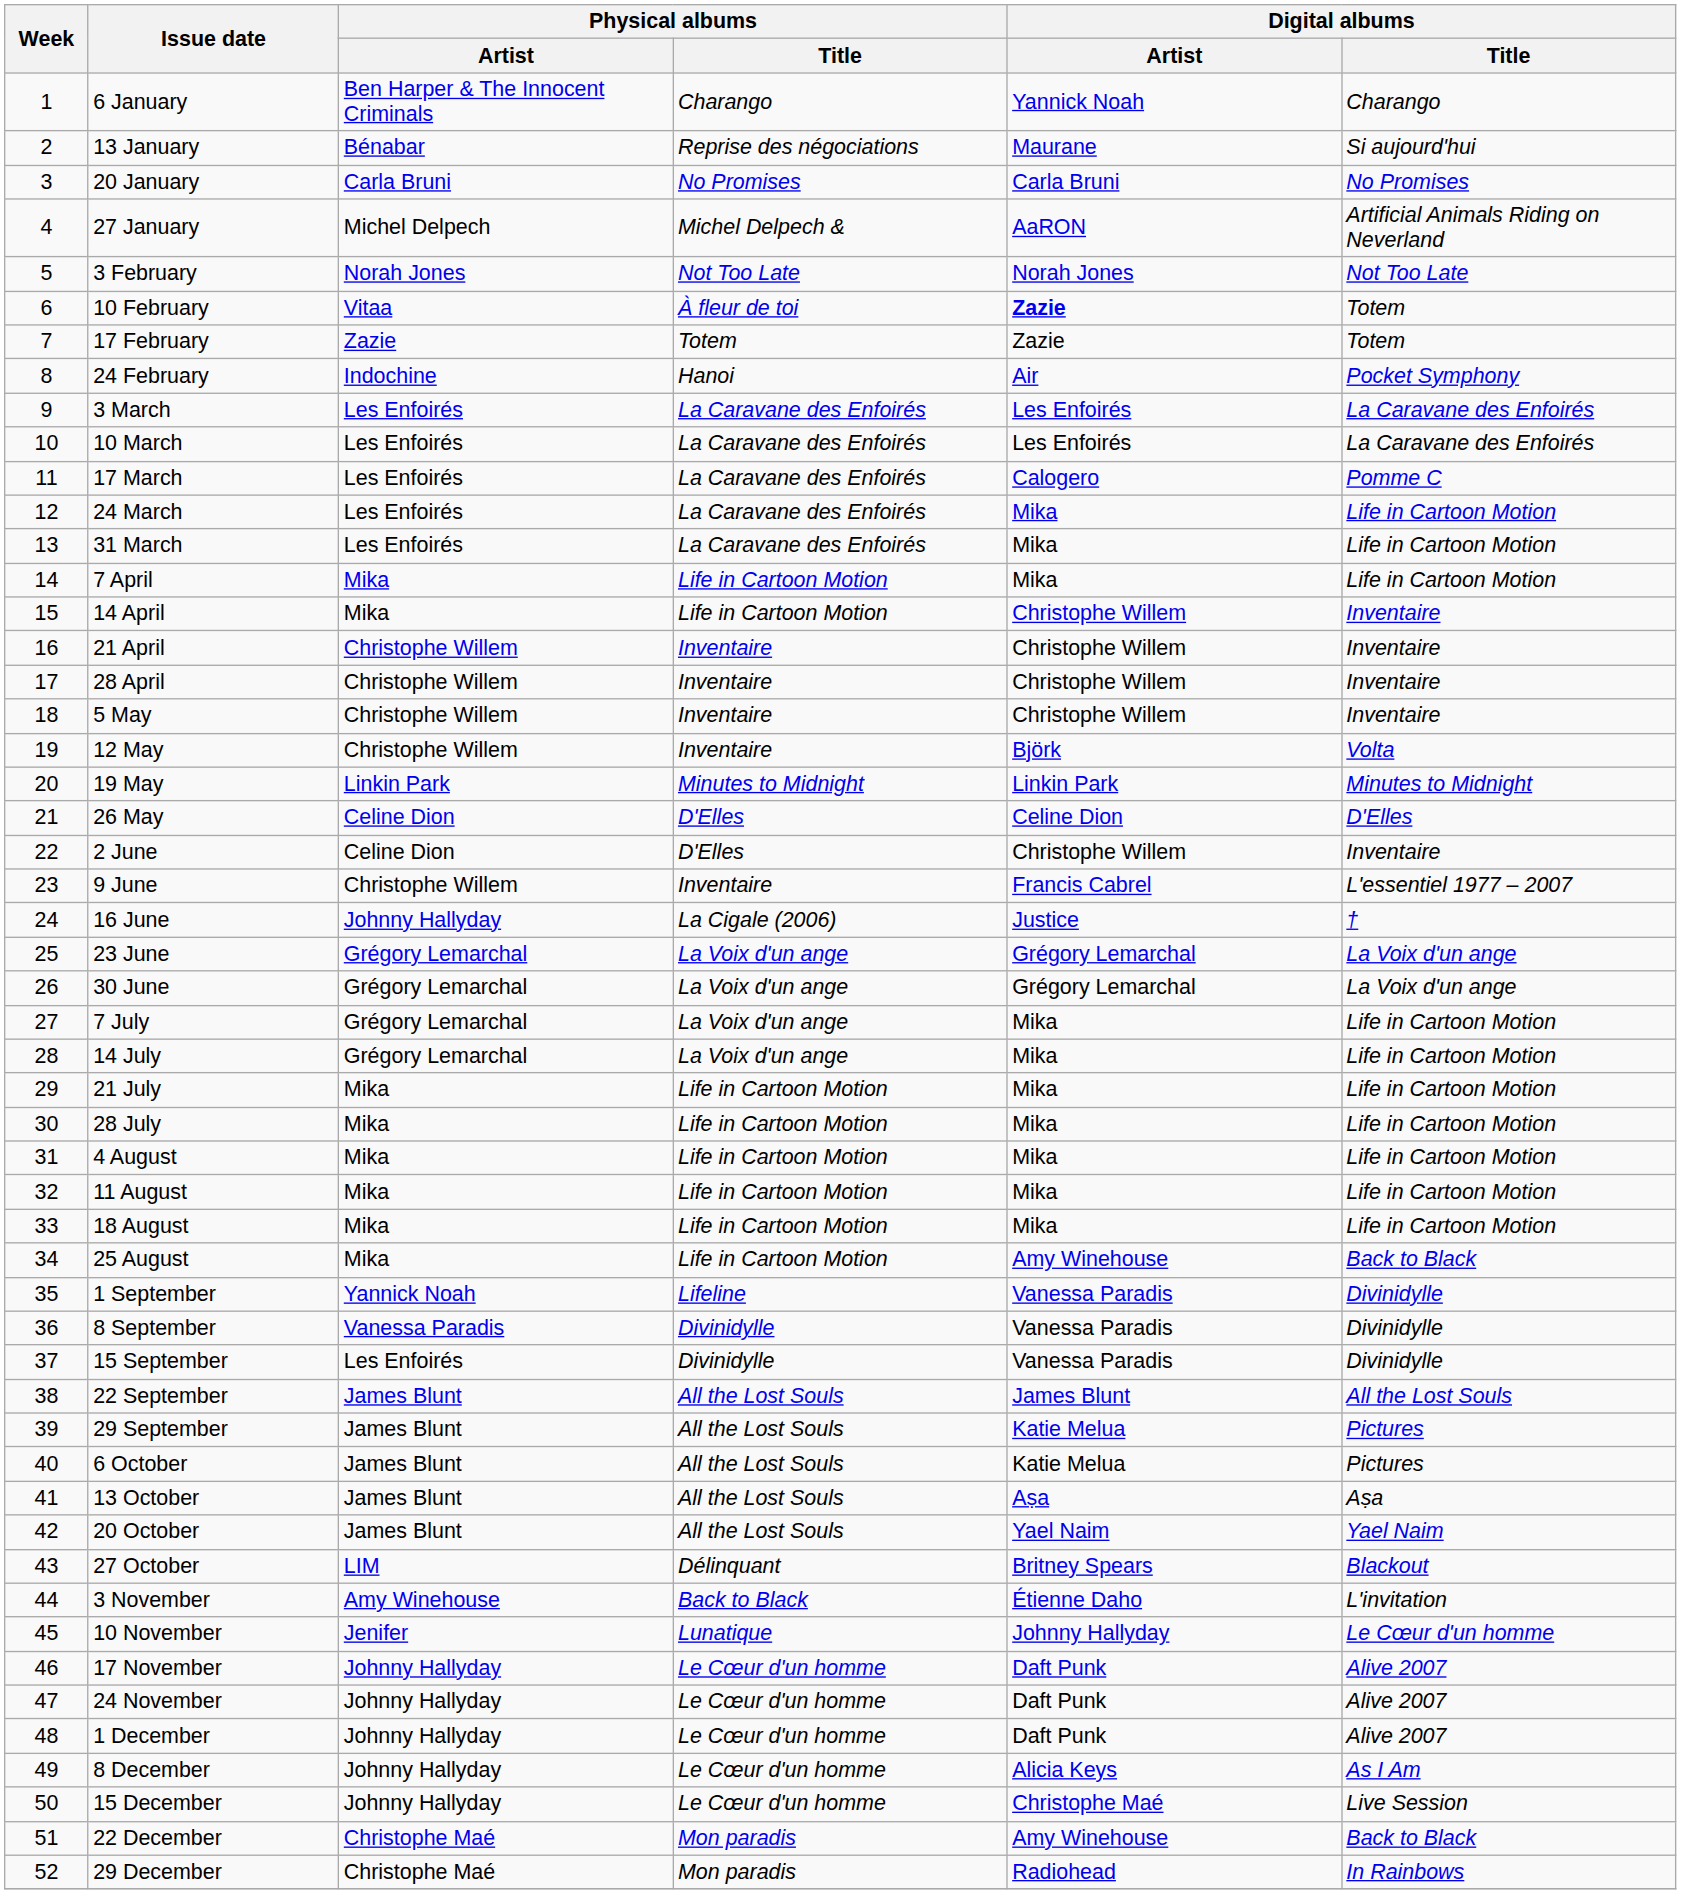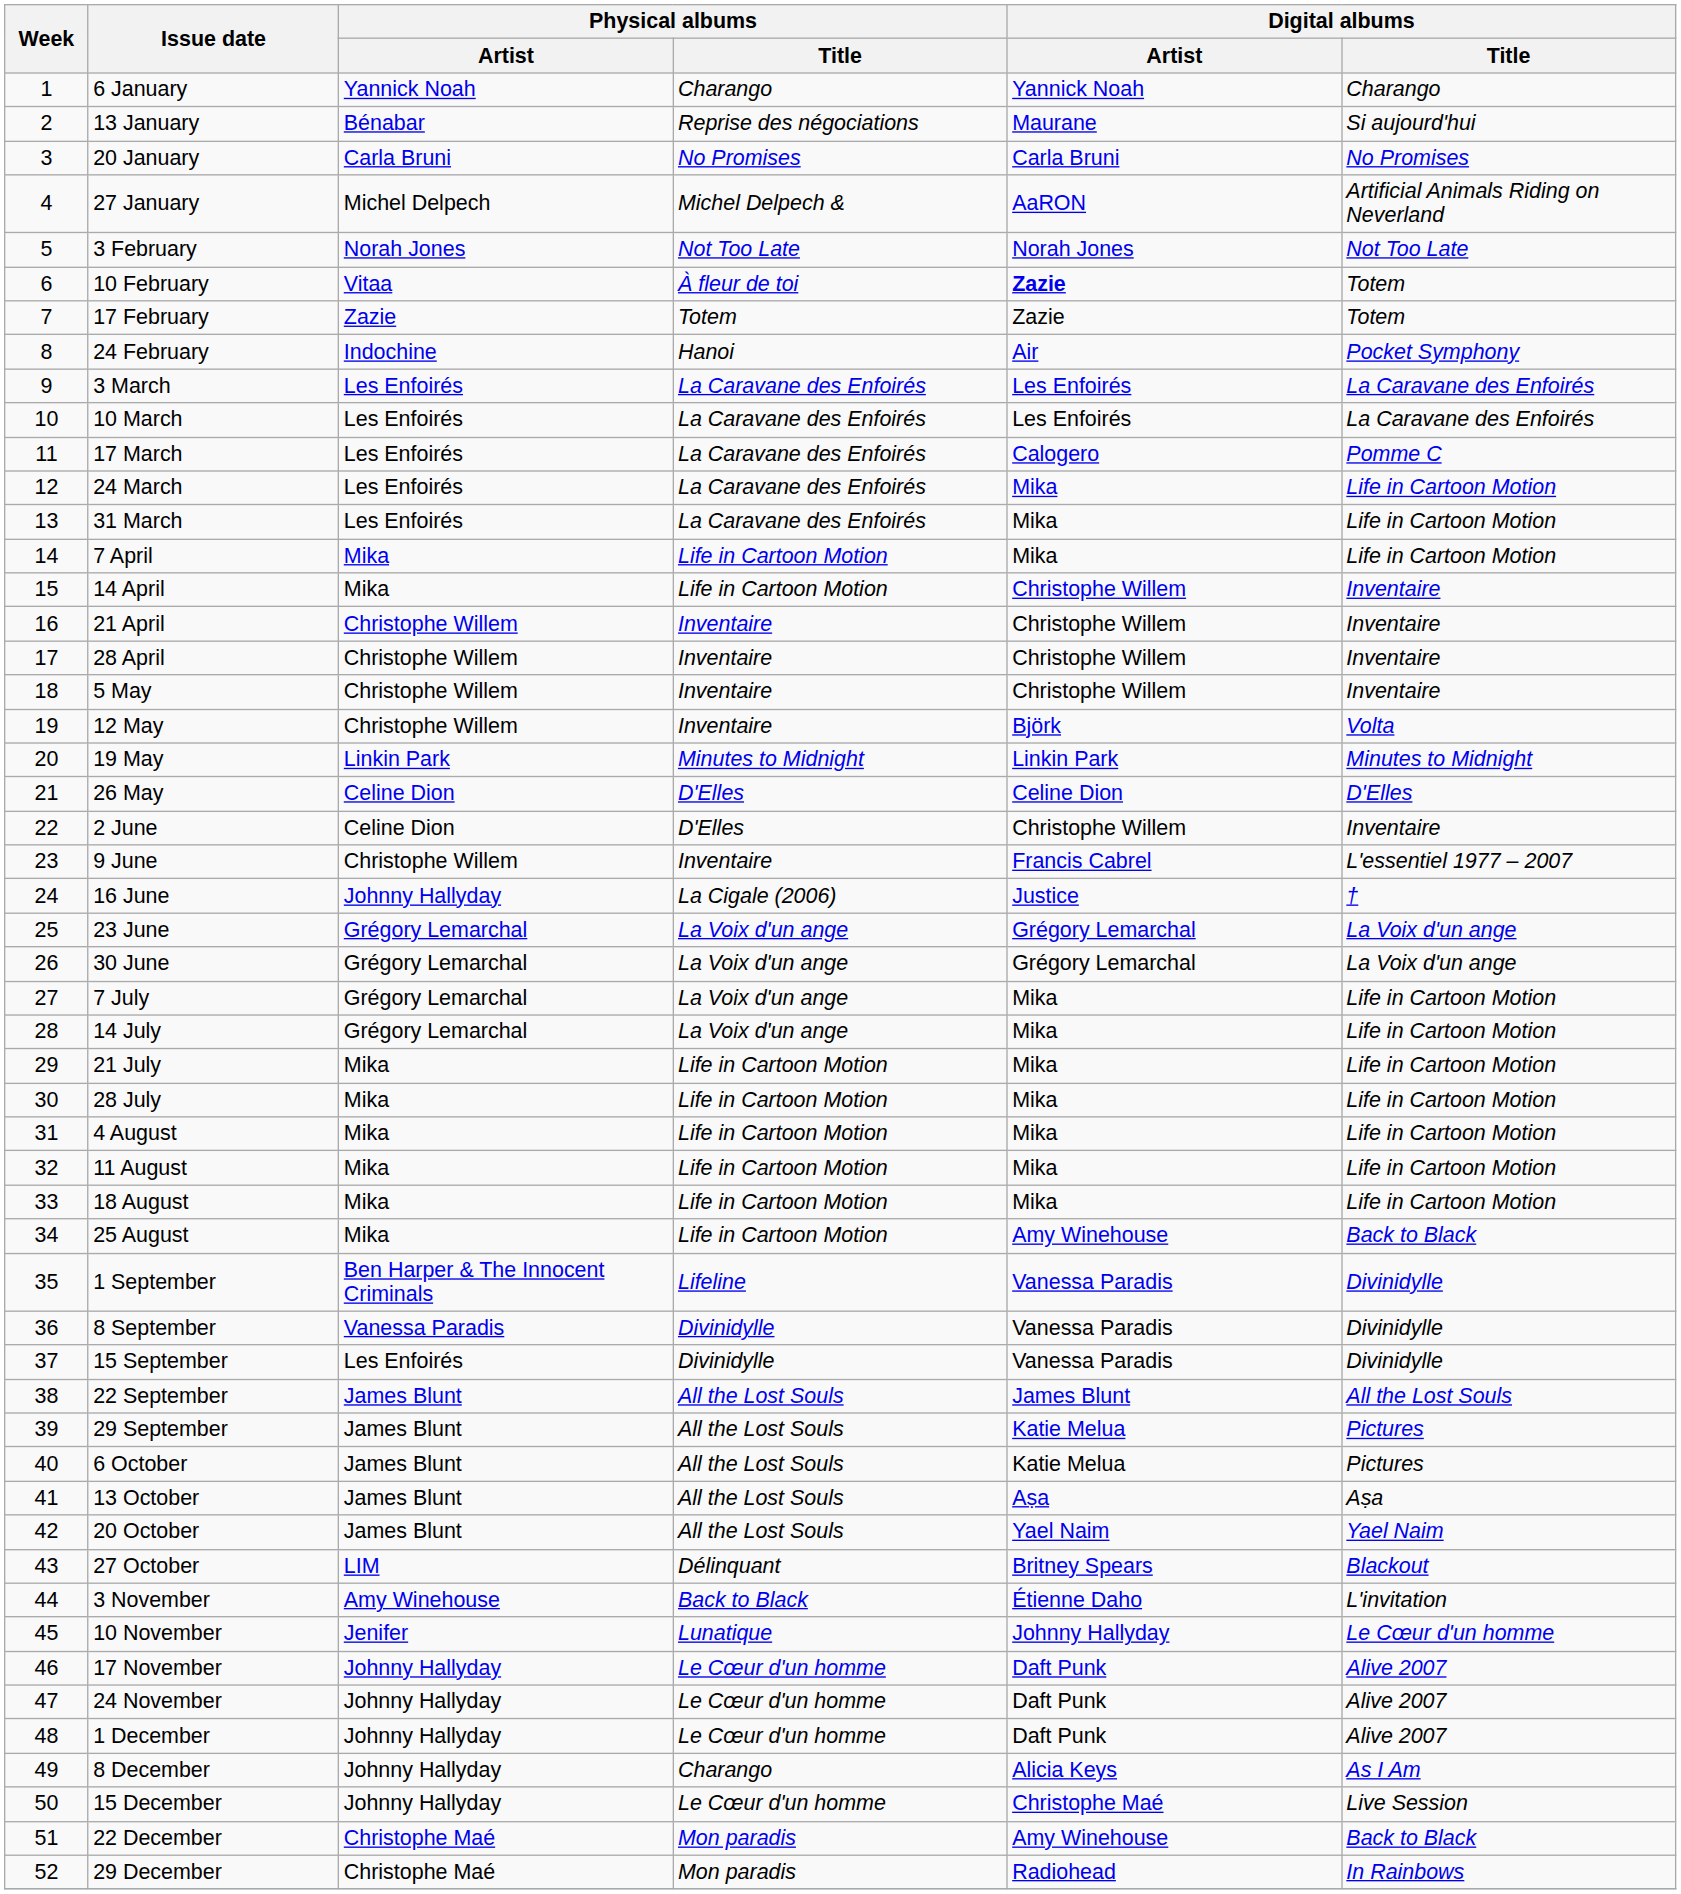(474, 101) Ben Harper & The Innocent Criminals -> (410, 89) Yannick Noah
(410, 1293) Yannick Noah -> (474, 1281) Ben Harper & The Innocent Criminals
(782, 1769) Le Cœur d'un homme -> (725, 1769) Charango
